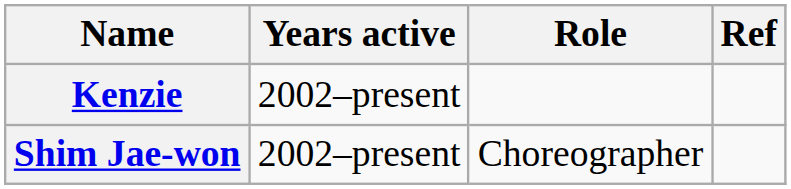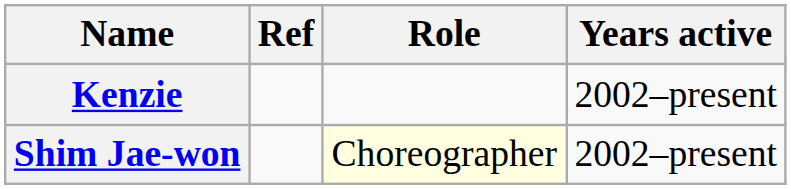columns swapped: (359, 34) <-> (749, 34)
(591, 153) no background -> (444, 153) lightyellow background
